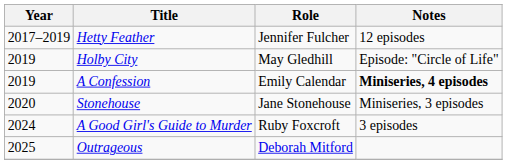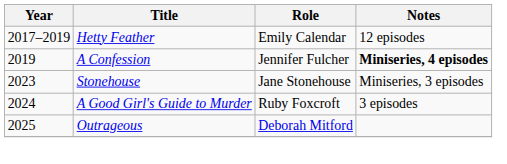(304, 37) Jennifer Fulcher -> (302, 37) Emily Calendar
- row: (107, 59)
(302, 81) Emily Calendar -> (304, 59) Jennifer Fulcher
(22, 103) 2020 -> (22, 81) 2023
